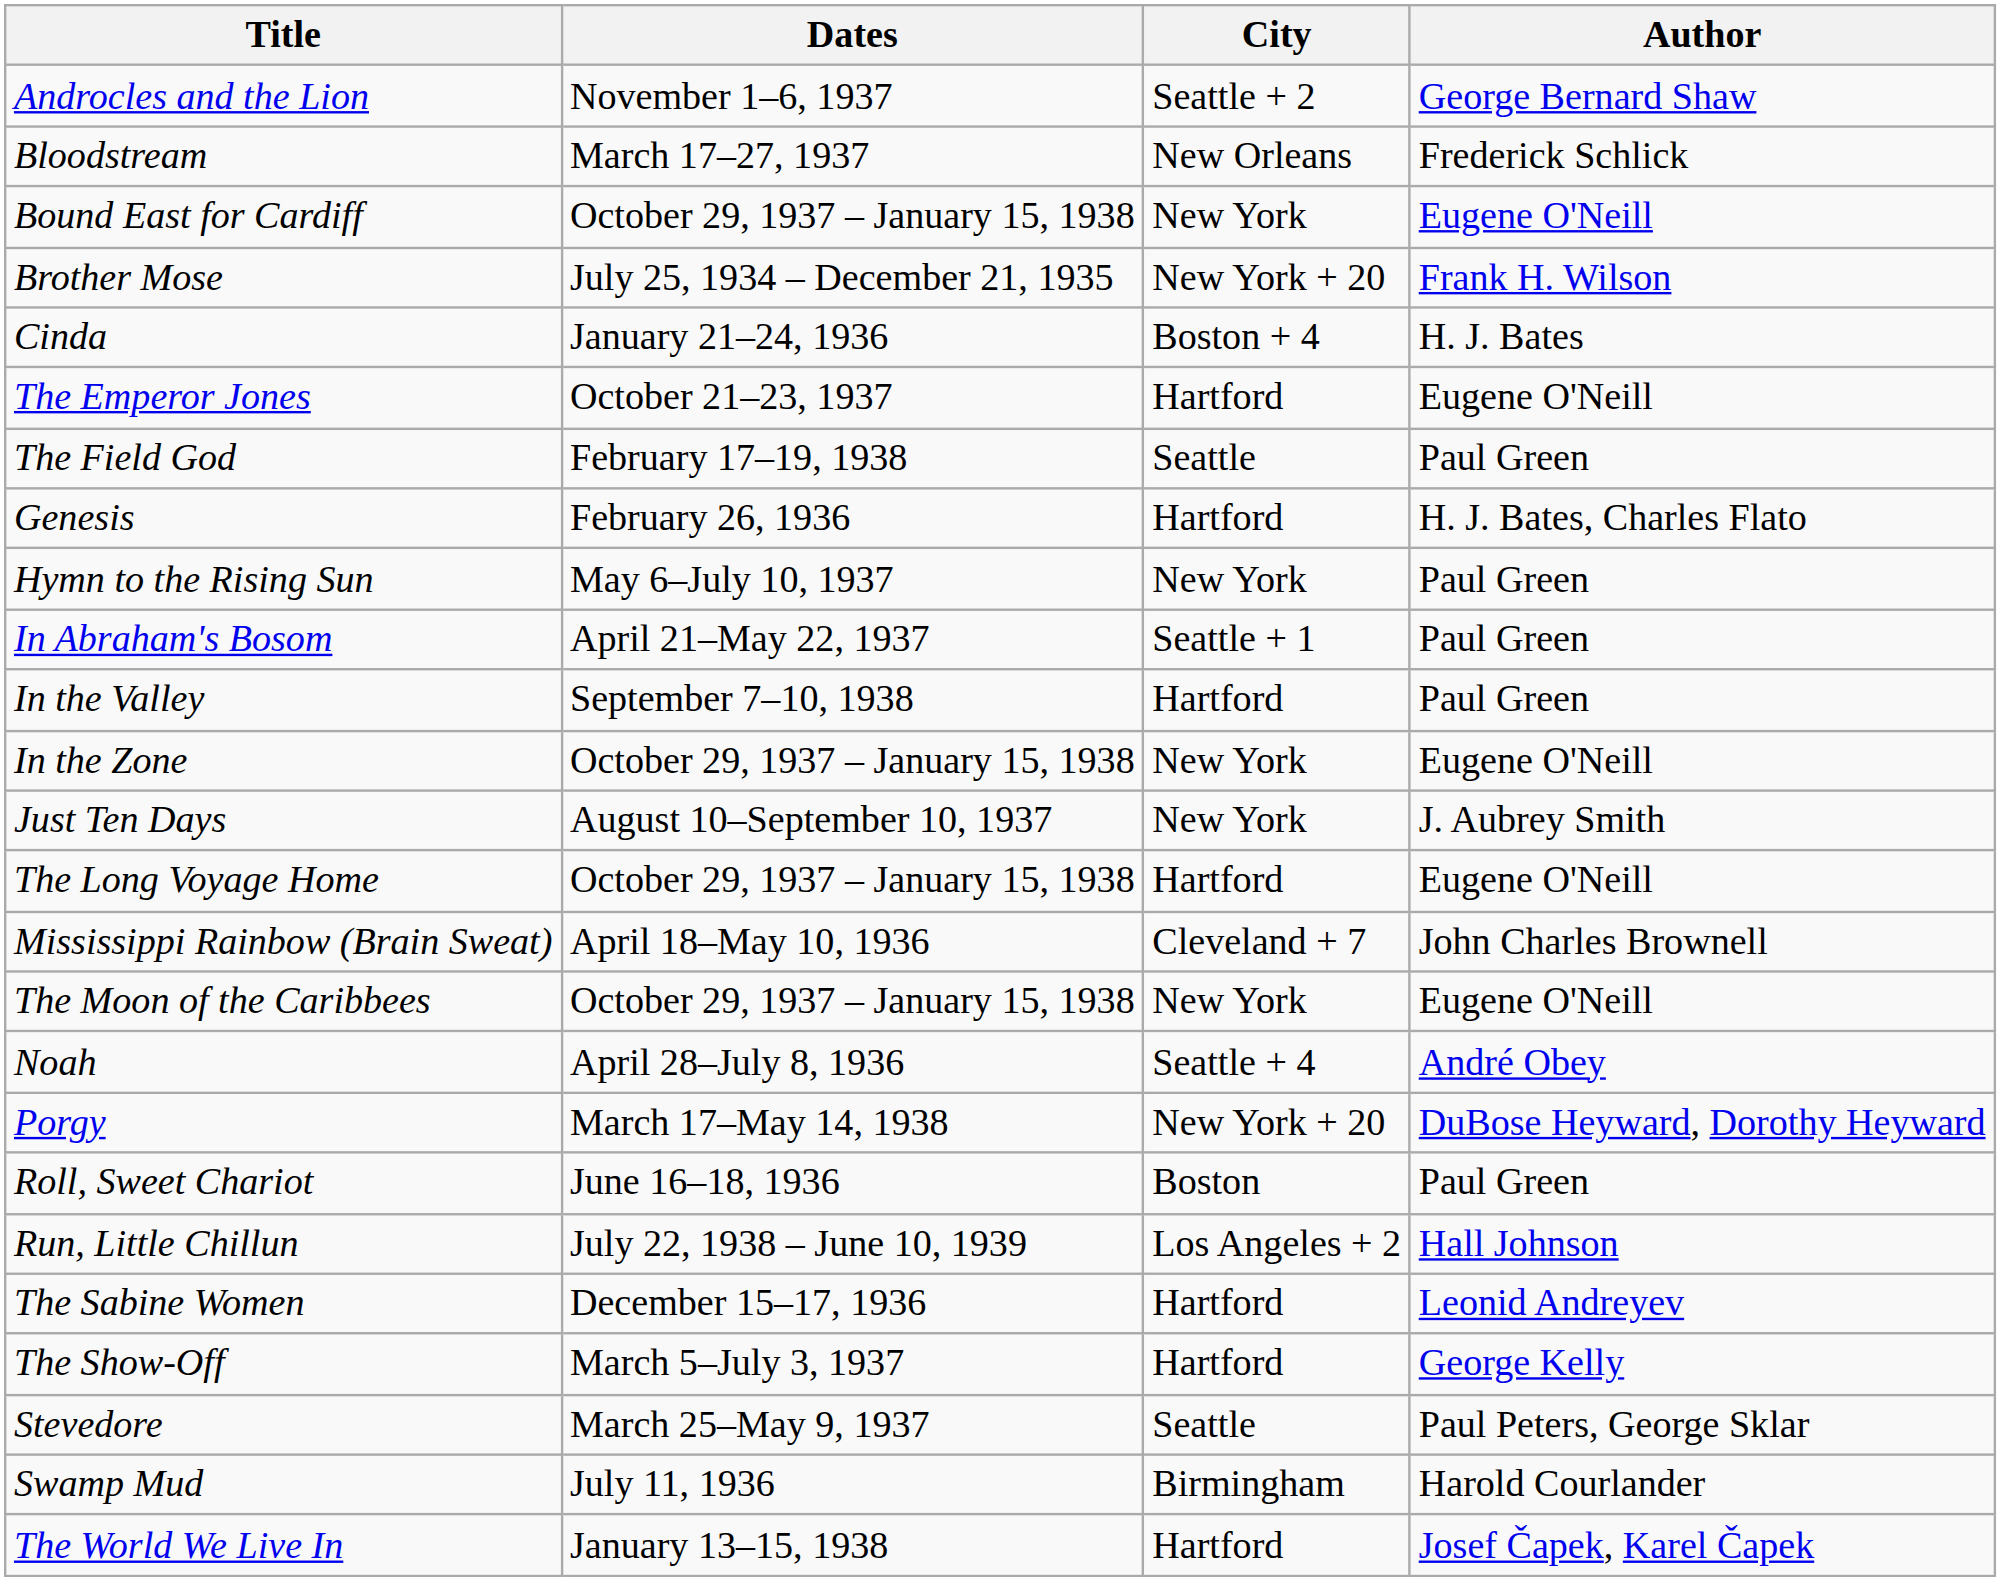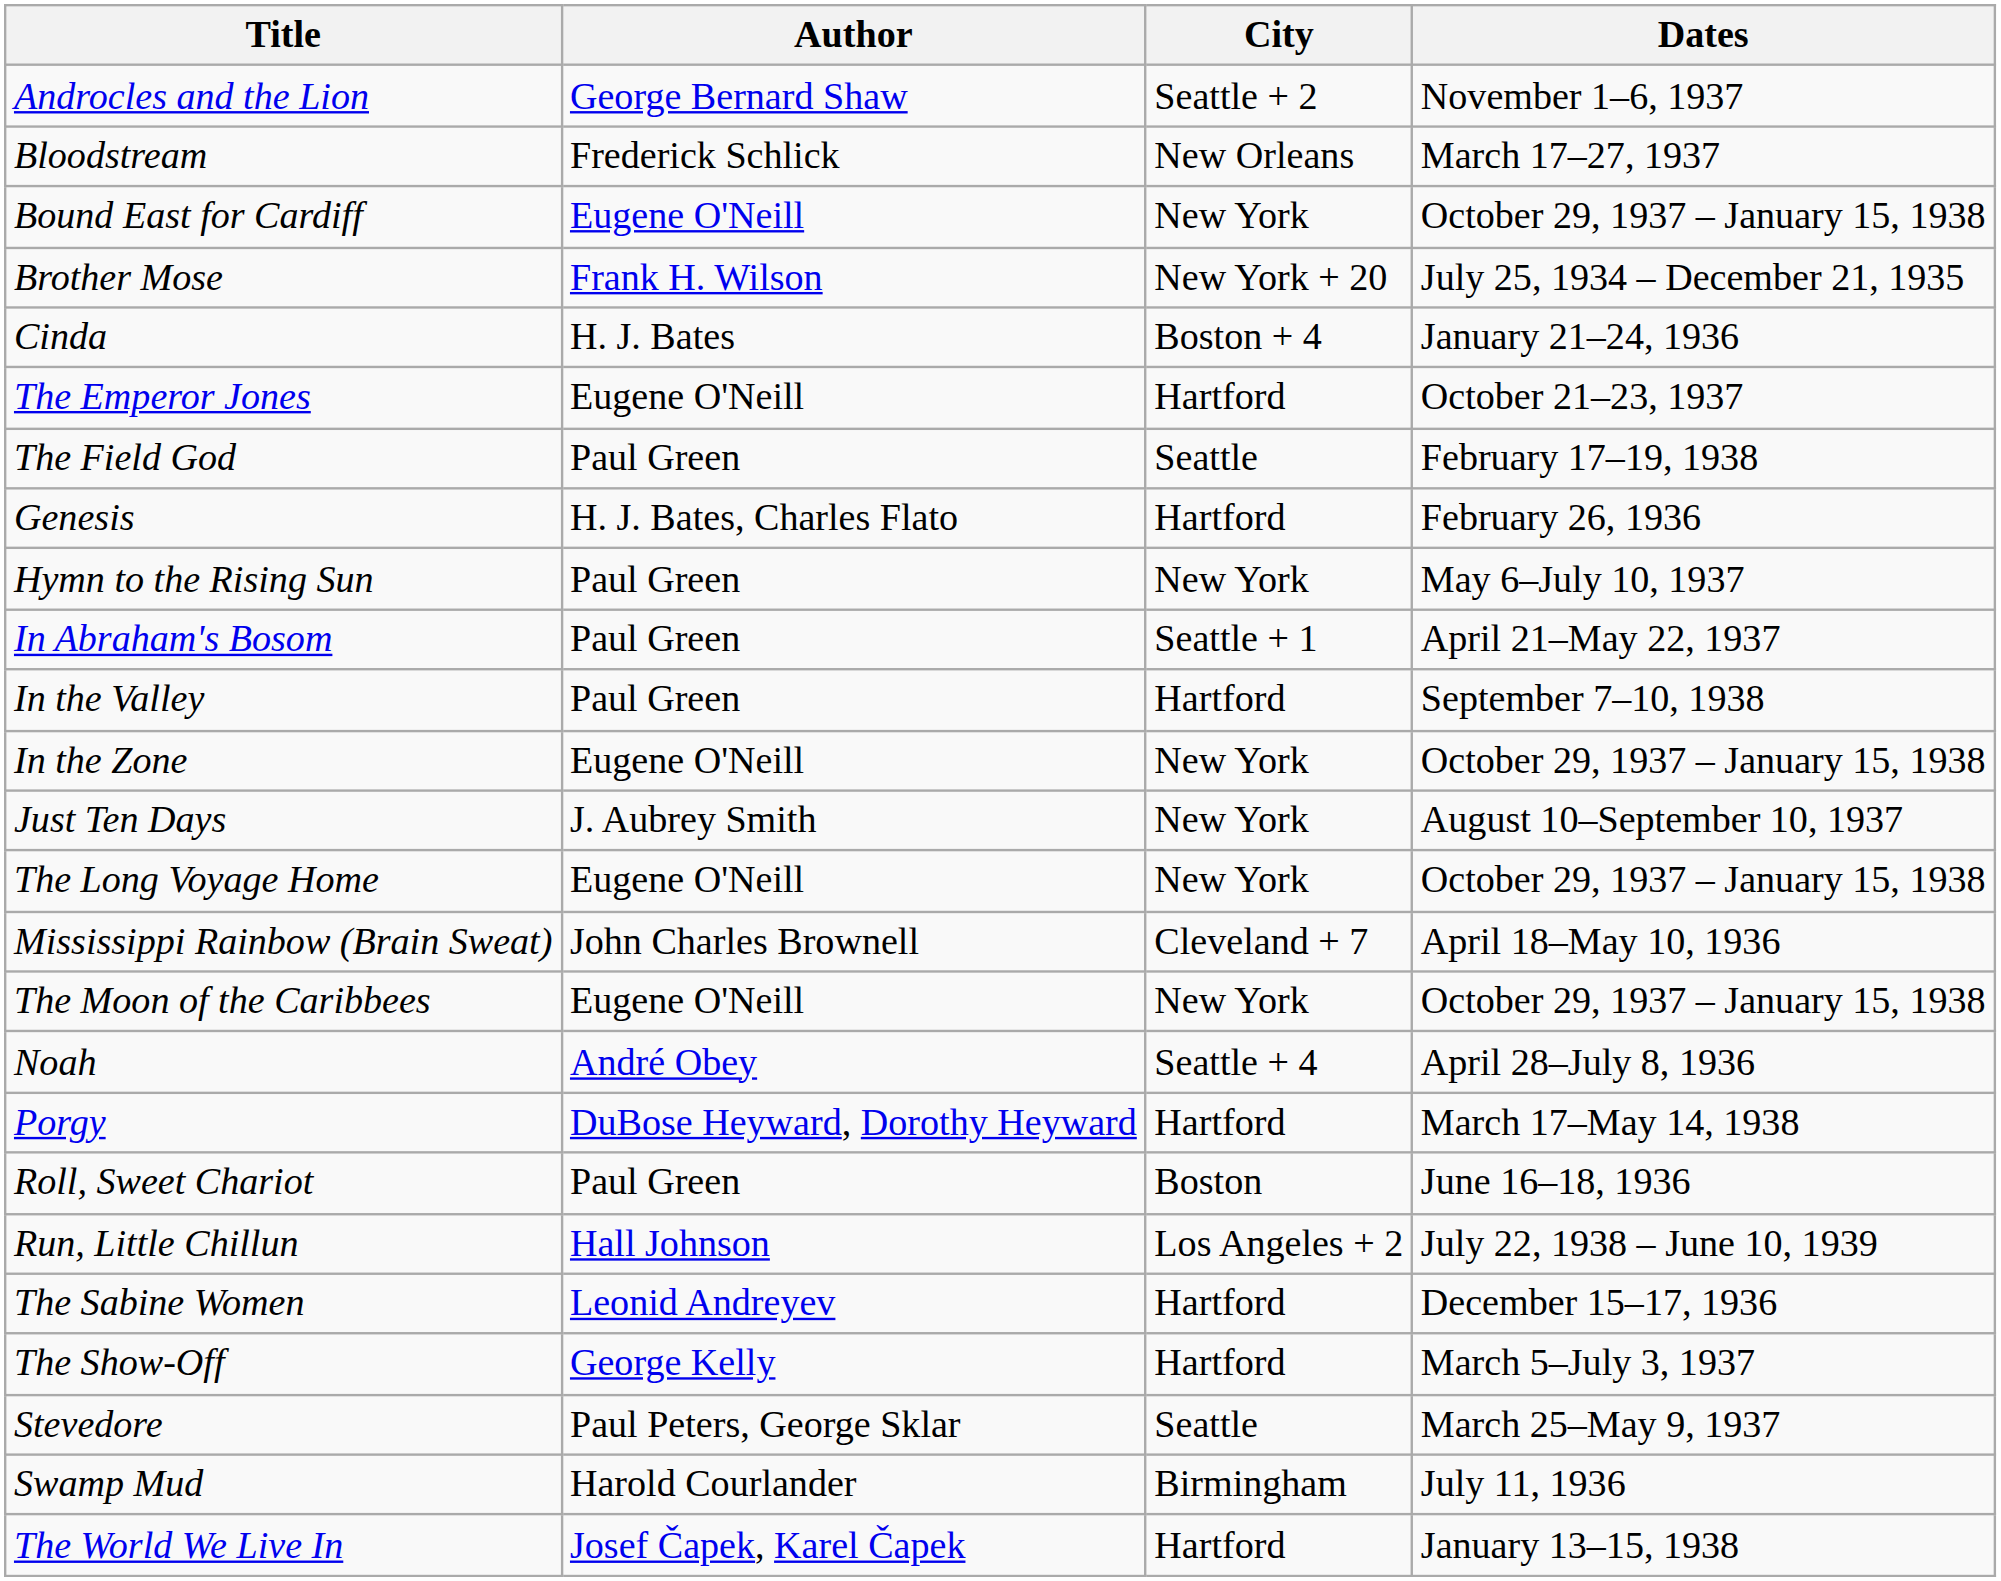columns swapped: (1702, 34) <-> (852, 34)
(1218, 880) Hartford -> (1232, 880) New York
(1269, 1121) New York + 20 -> (1220, 1121) Hartford
